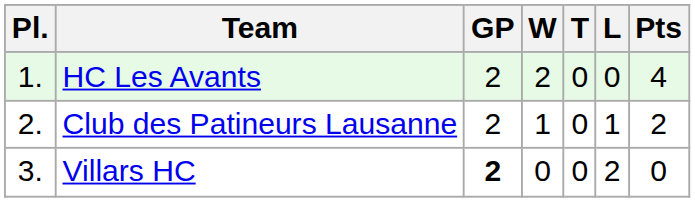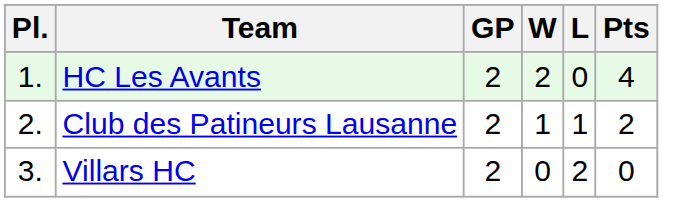- column: (580, 28)
(493, 171) bold -> (493, 171) normal
